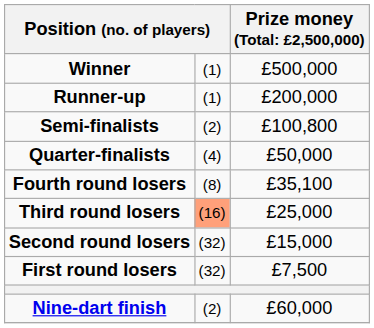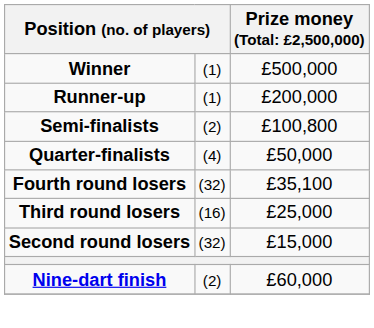(212, 185) (8) -> (212, 185) (32)
(212, 214) lightsalmon background -> (212, 214) no background
- row: (99, 270)
